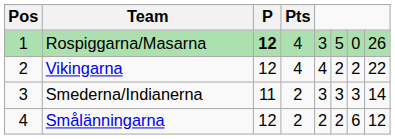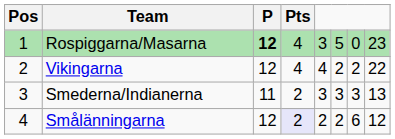(377, 43) 26 -> (377, 43) 23
(377, 95) 14 -> (377, 95) 13
(298, 120) no background -> (298, 120) lavender background
